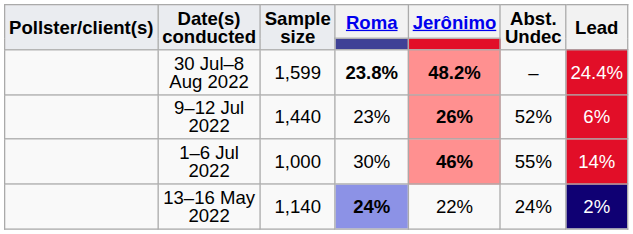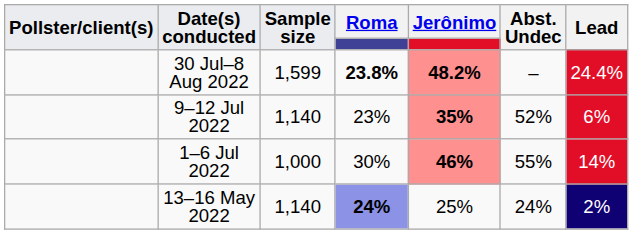(298, 117) 1,440 -> (298, 117) 1,140
(454, 117) 26% -> (454, 117) 35%
(454, 207) 22% -> (454, 207) 25%
